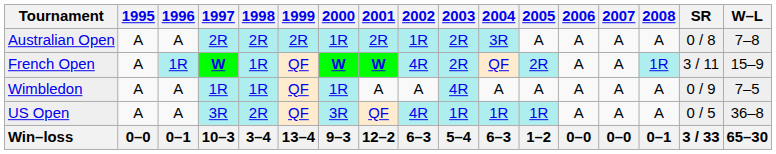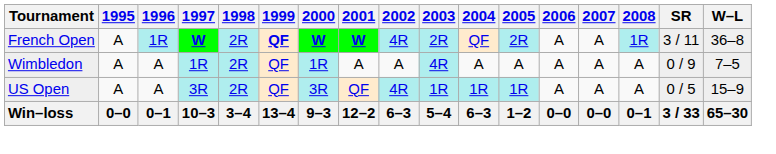- row: (61, 40)
(258, 64) 1R -> (238, 40) 2R
(298, 64) normal -> (279, 40) bold
(747, 64) 15–9 -> (727, 40) 36–8
(258, 88) 1R -> (238, 64) 2R
(747, 112) 36–8 -> (727, 88) 15–9
